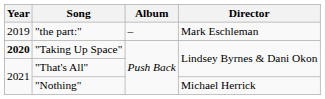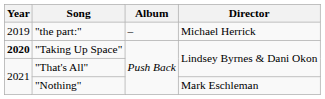(220, 31) Mark Eschleman -> (218, 31) Michael Herrick
(218, 85) Michael Herrick -> (220, 85) Mark Eschleman
